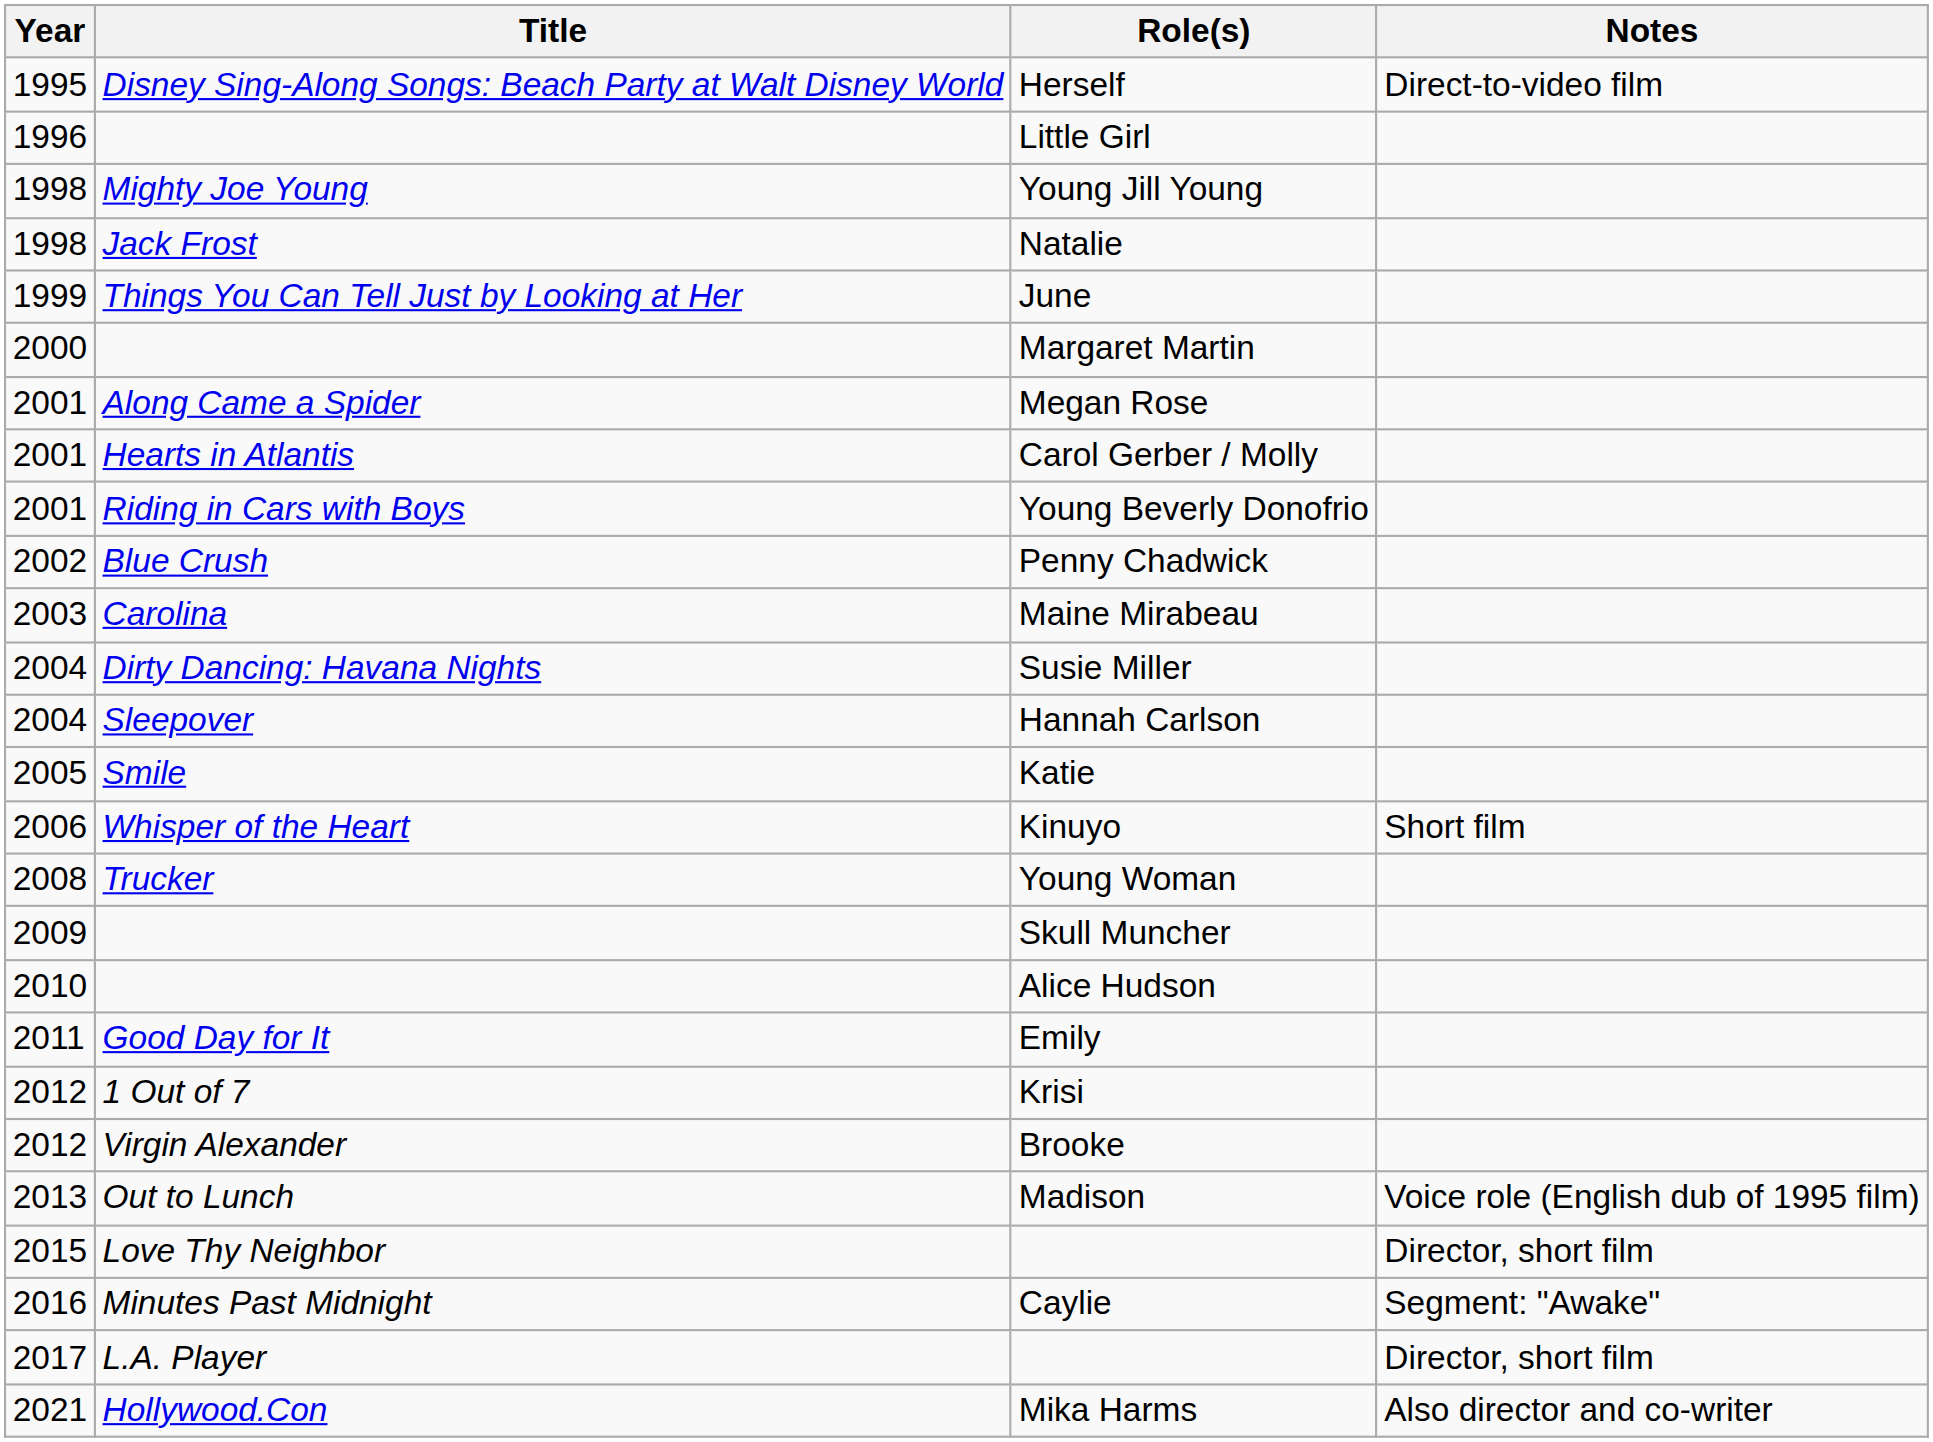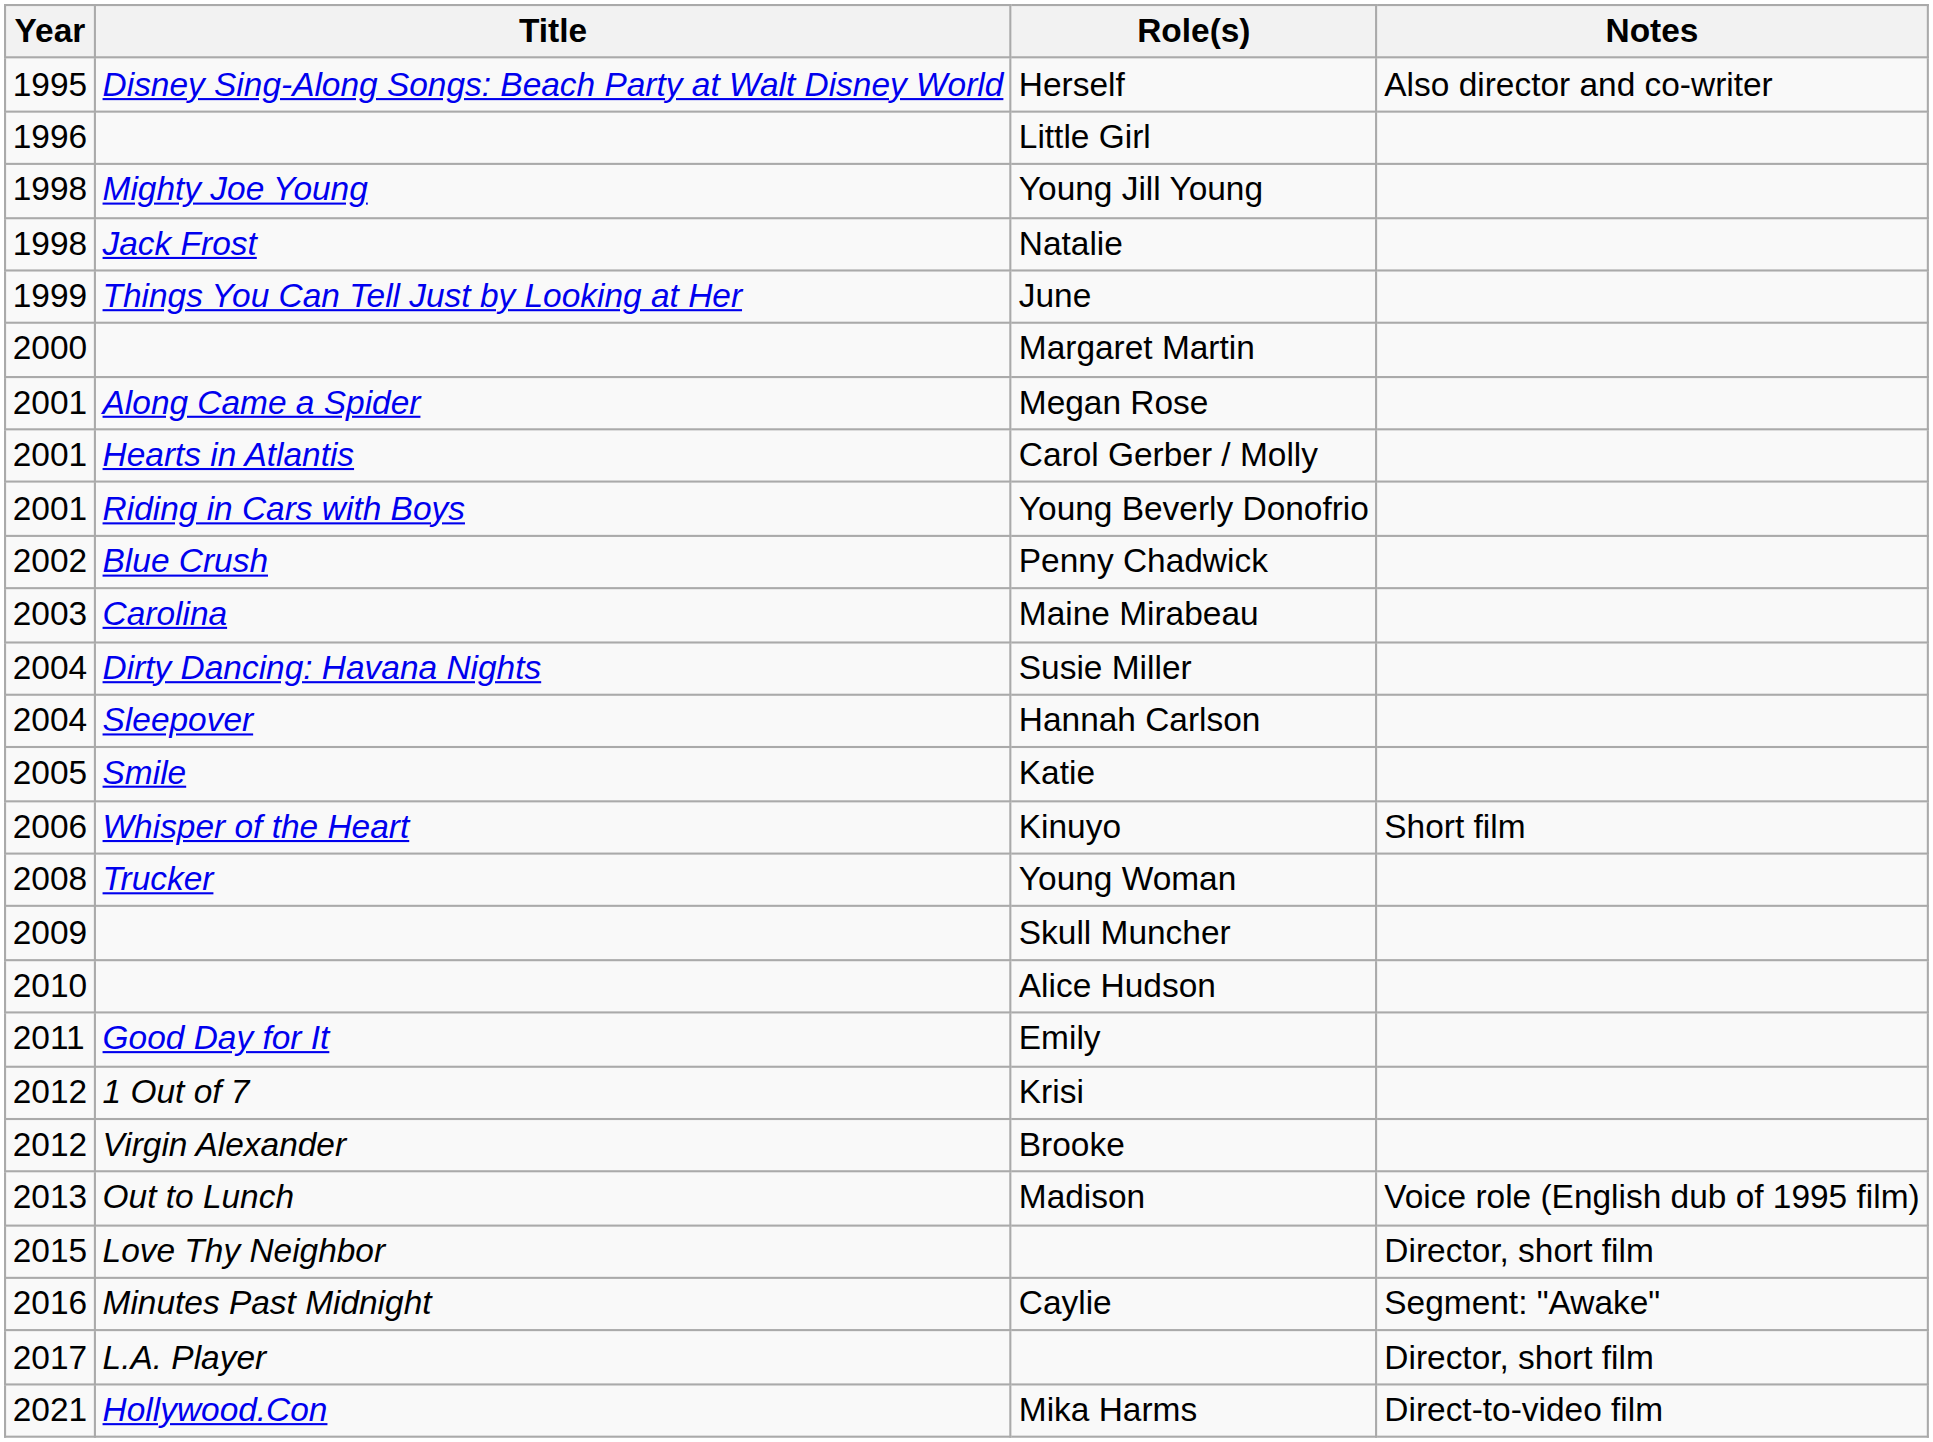(1524, 84) Direct-to-video film -> (1579, 84) Also director and co-writer
(1579, 1409) Also director and co-writer -> (1524, 1409) Direct-to-video film
